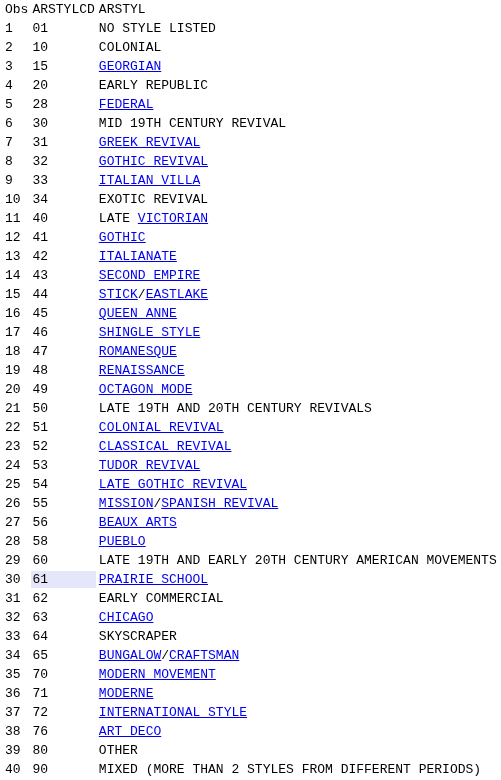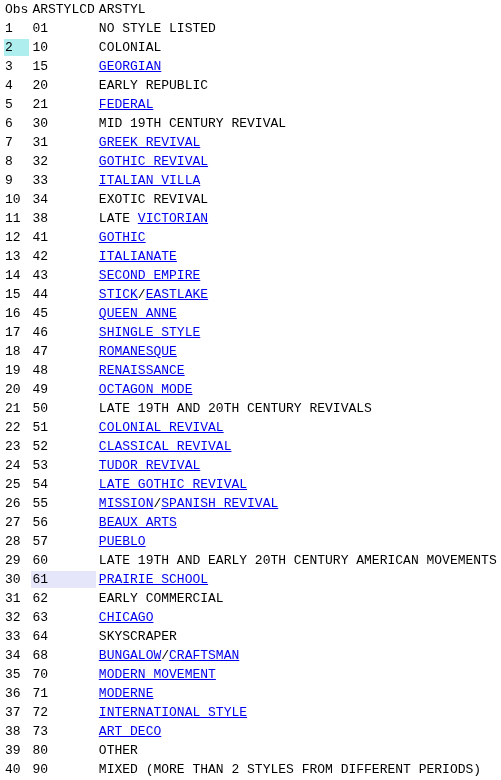(9, 48) no background -> (9, 48) paleturquoise background
(40, 104) 28 -> (40, 104) 21
(40, 218) 40 -> (40, 218) 38
(40, 542) 58 -> (40, 542) 57
(40, 656) 65 -> (40, 656) 68
(40, 732) 76 -> (40, 732) 73
